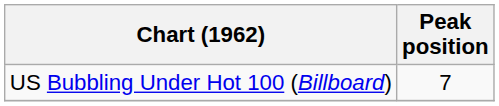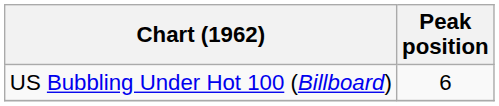(445, 82) 7 -> (445, 82) 6
